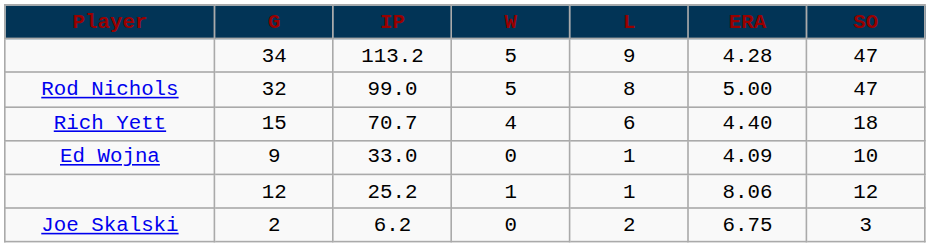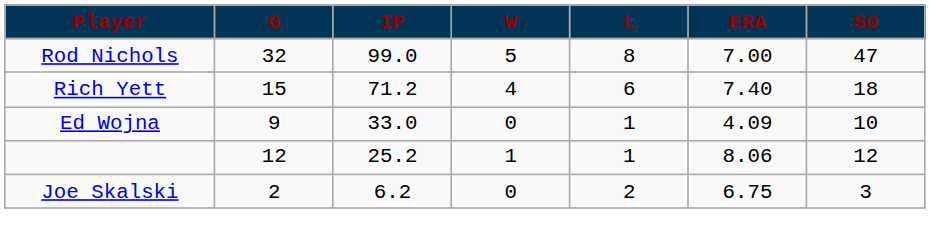- row: (274, 56)
(747, 90) 5.00 -> (747, 56) 7.00
(393, 123) 70.7 -> (393, 90) 71.2
(747, 123) 4.40 -> (747, 90) 7.40
